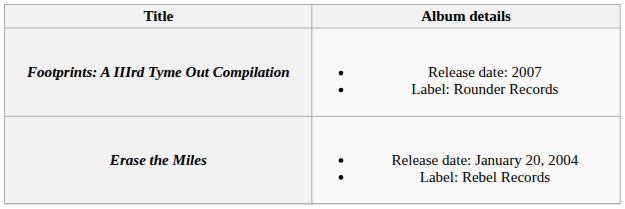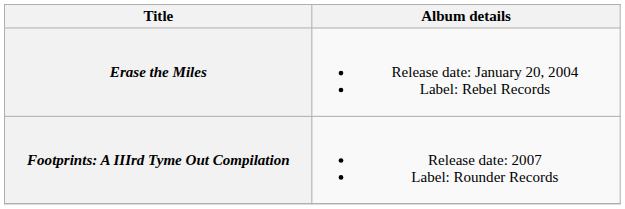rows swapped: (158, 160) <-> (158, 72)
